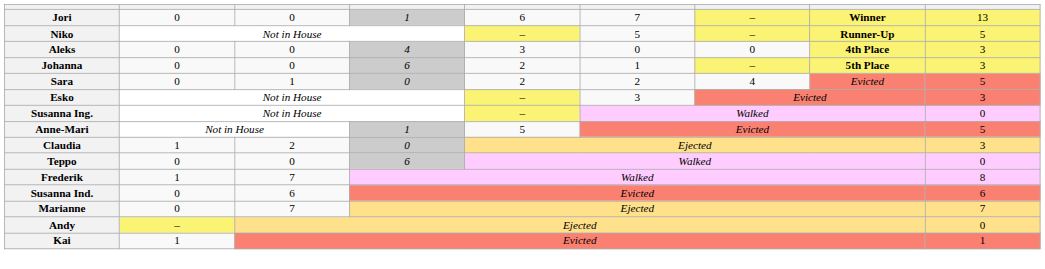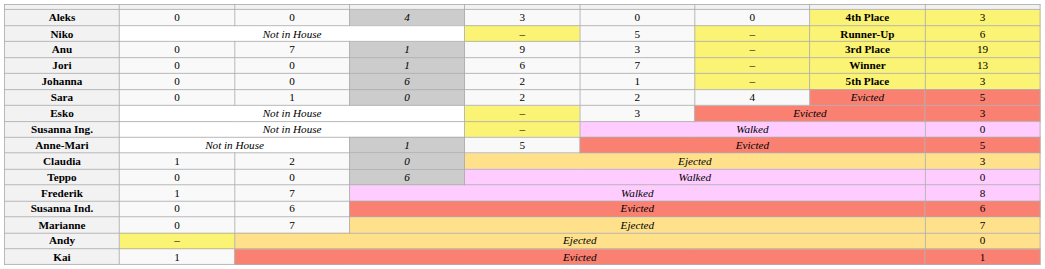rows swapped: (62, 17) <-> (62, 49)
(983, 33) 5 -> (983, 33) 6
+ row: (62, 49)
